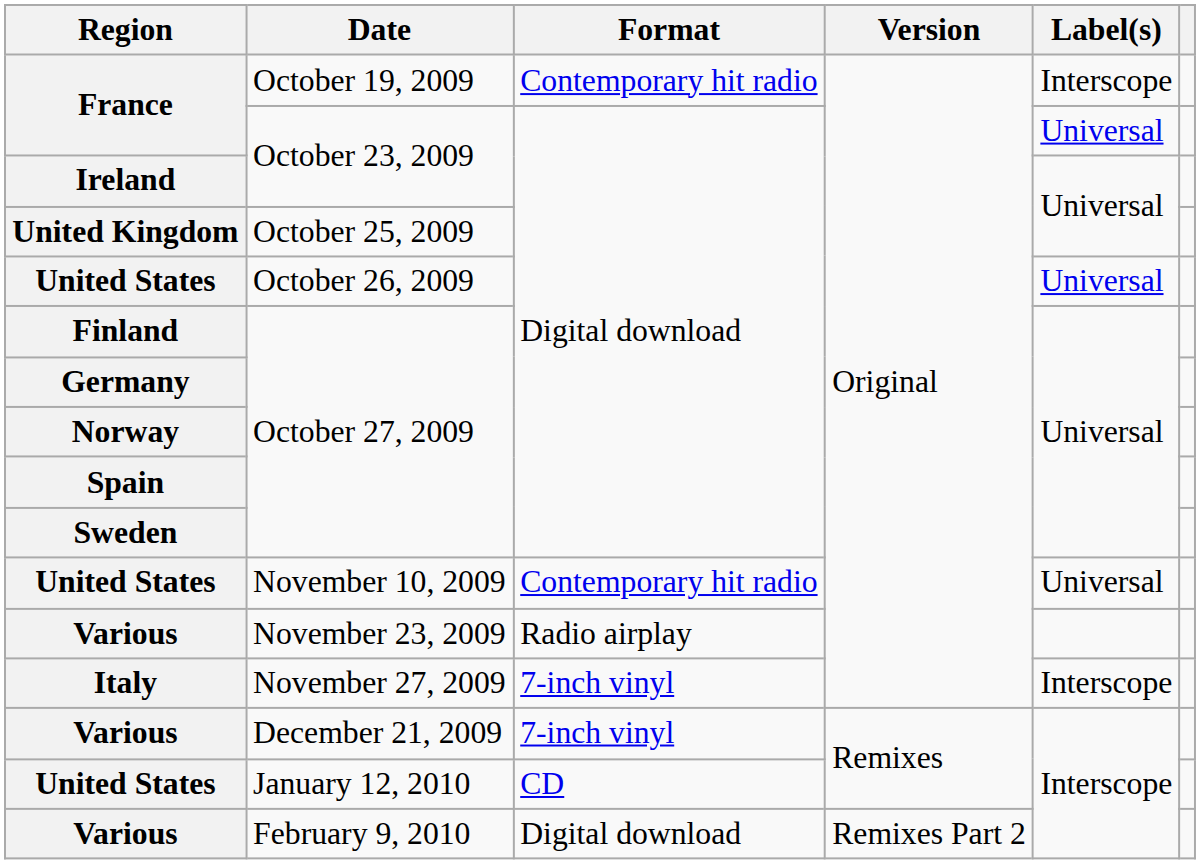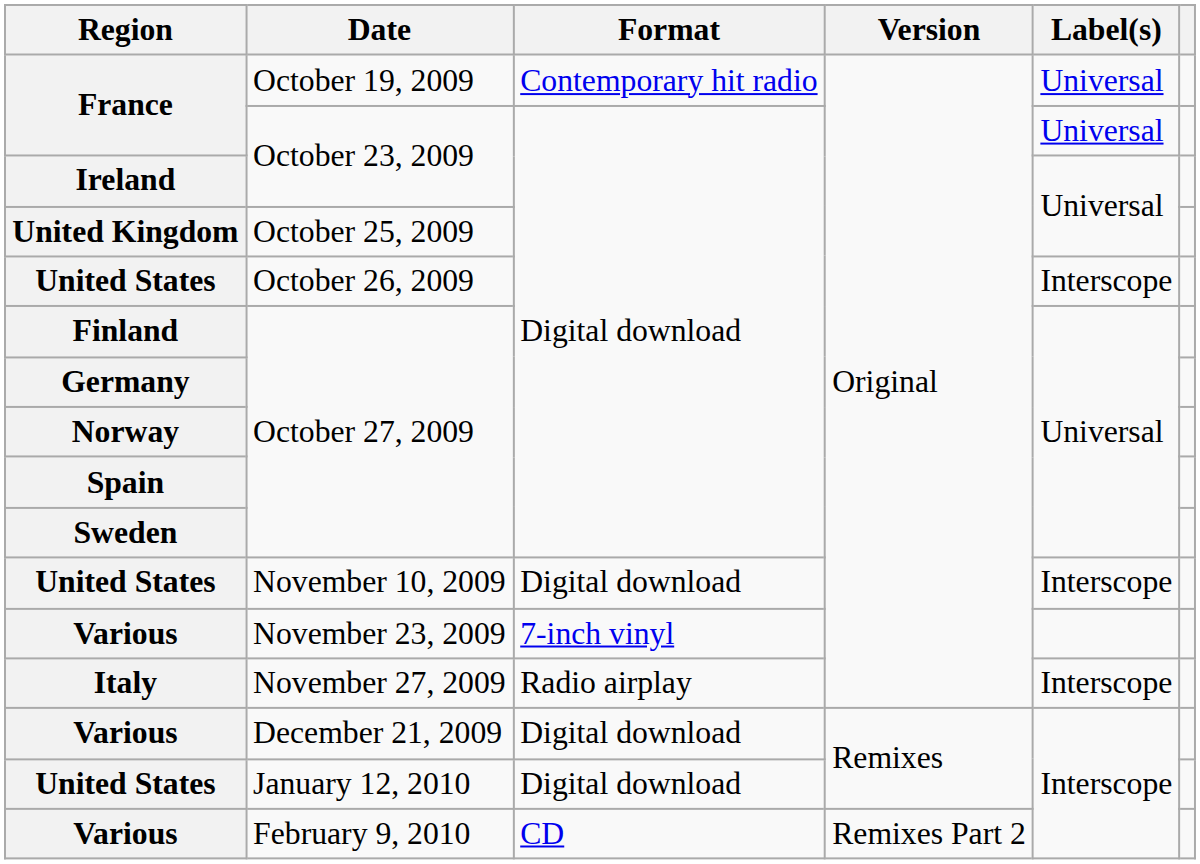(1106, 79) Interscope -> (1102, 79) Universal
(1102, 280) Universal -> (1106, 280) Interscope
(669, 582) Contemporary hit radio -> (631, 582) Digital download
(1102, 582) Universal -> (1106, 582) Interscope
(606, 632) Radio airplay -> (597, 632) 7-inch vinyl
(597, 682) 7-inch vinyl -> (606, 682) Radio airplay
(597, 733) 7-inch vinyl -> (631, 733) Digital download
(542, 783) CD -> (631, 783) Digital download
(631, 833) Digital download -> (542, 833) CD
